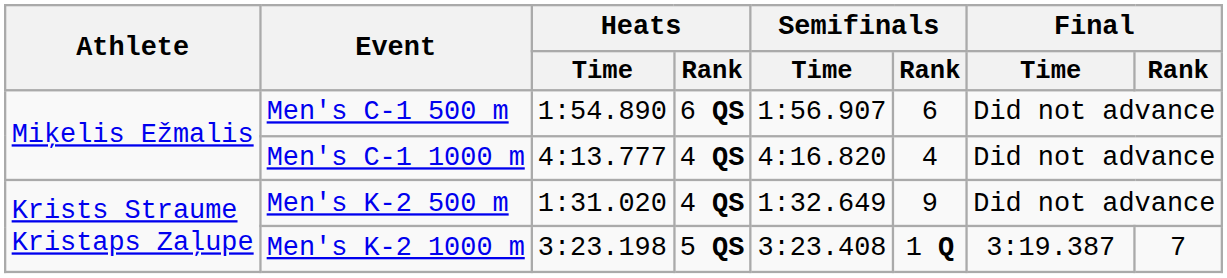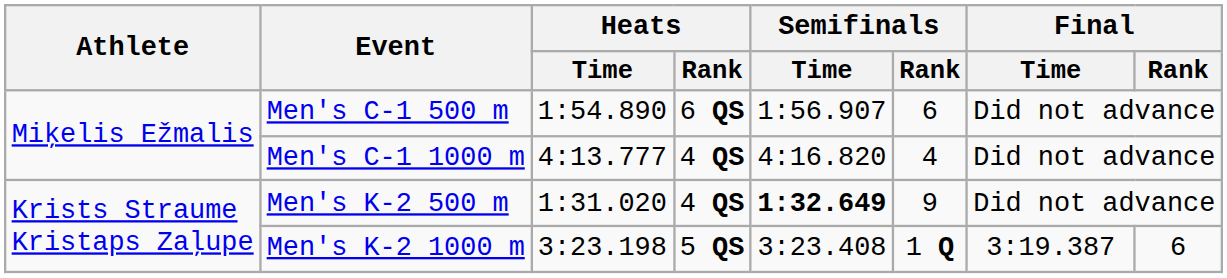(822, 203) normal -> (822, 203) bold
(1178, 248) 7 -> (1178, 248) 6
